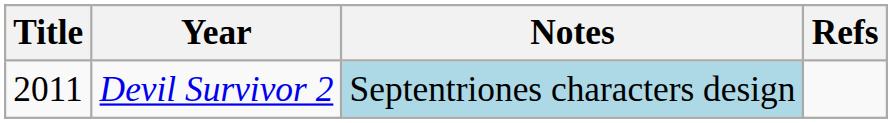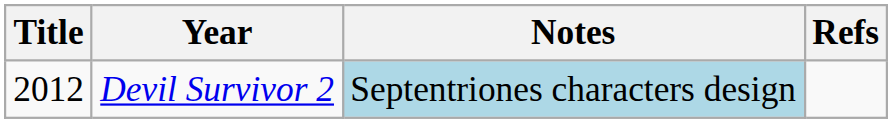(48, 88) 2011 -> (49, 88) 2012
